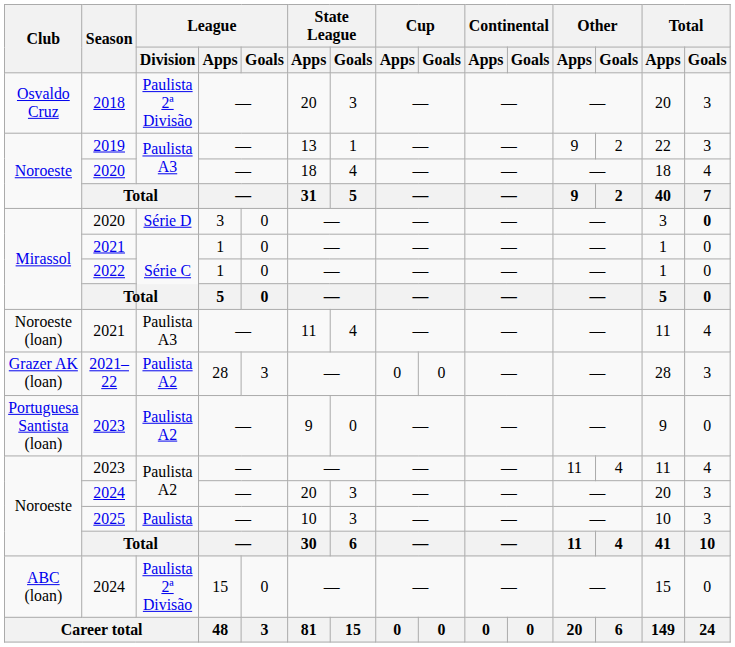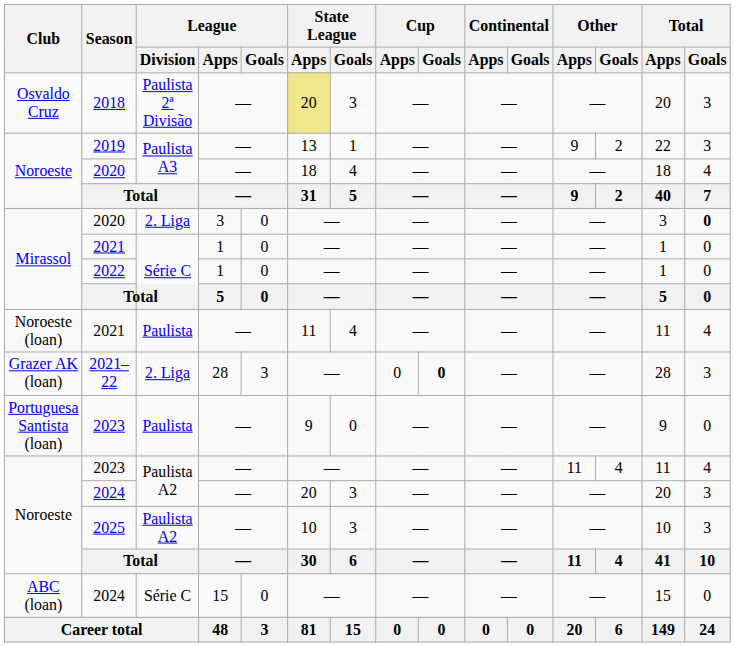(309, 102) no background -> (309, 102) khaki background
(168, 221) Série D -> (168, 221) 2. Liga
(168, 330) Paulista A3 -> (168, 330) Paulista
(168, 373) Paulista A2 -> (168, 373) 2. Liga
(442, 373) normal -> (442, 373) bold
(168, 425) Paulista A2 -> (168, 425) Paulista
(168, 518) Paulista -> (168, 527) Paulista A2
(168, 586) Paulista 2ª Divisão -> (168, 595) Série C
